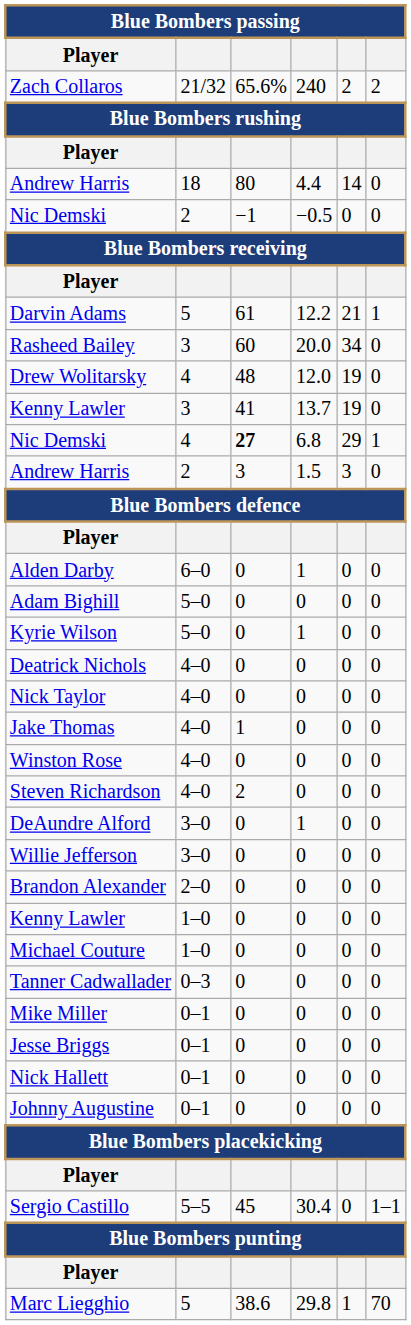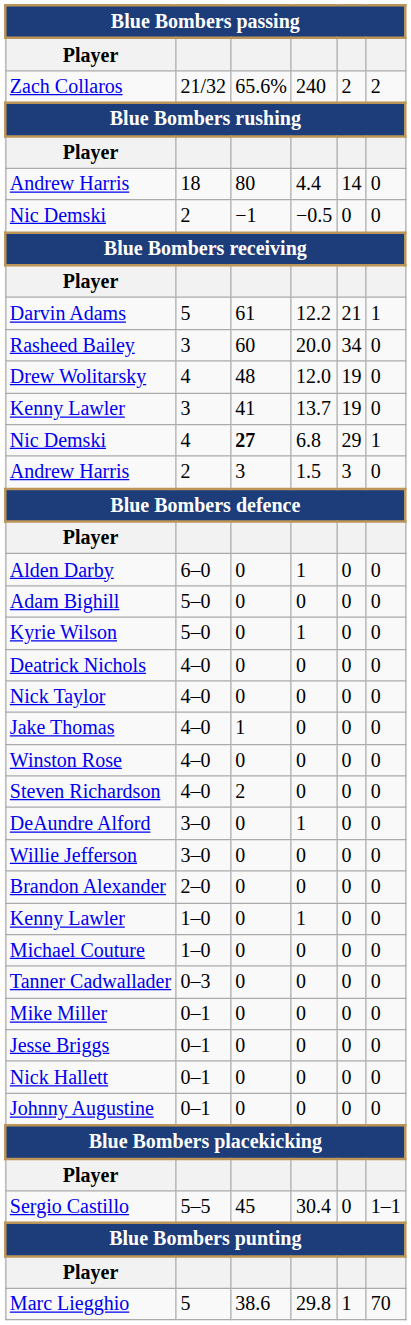(301, 918) 0 -> (301, 918) 1
